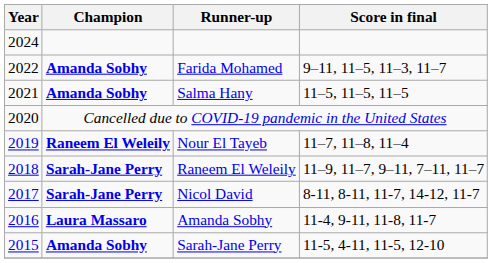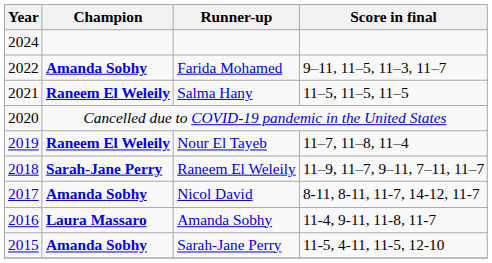(96, 93) Amanda Sobhy -> (108, 93) Raneem El Weleily
(104, 194) Sarah-Jane Perry -> (96, 194) Amanda Sobhy
